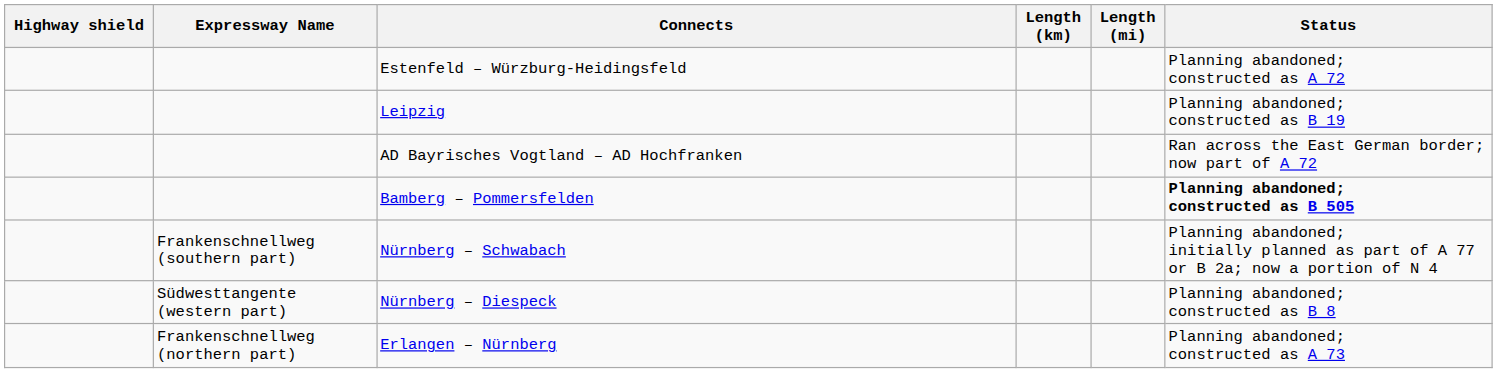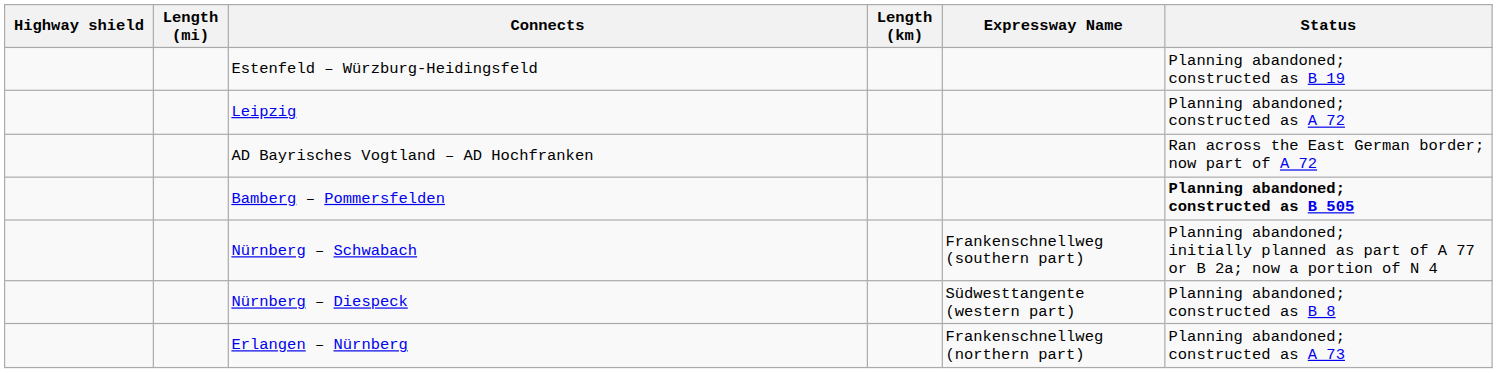columns swapped: (265, 26) <-> (1128, 26)
(1257, 69) Planning abandoned; constructed as A 72 -> (1257, 69) Planning abandoned; constructed as B 19
(1257, 112) Planning abandoned; constructed as B 19 -> (1257, 112) Planning abandoned; constructed as A 72
